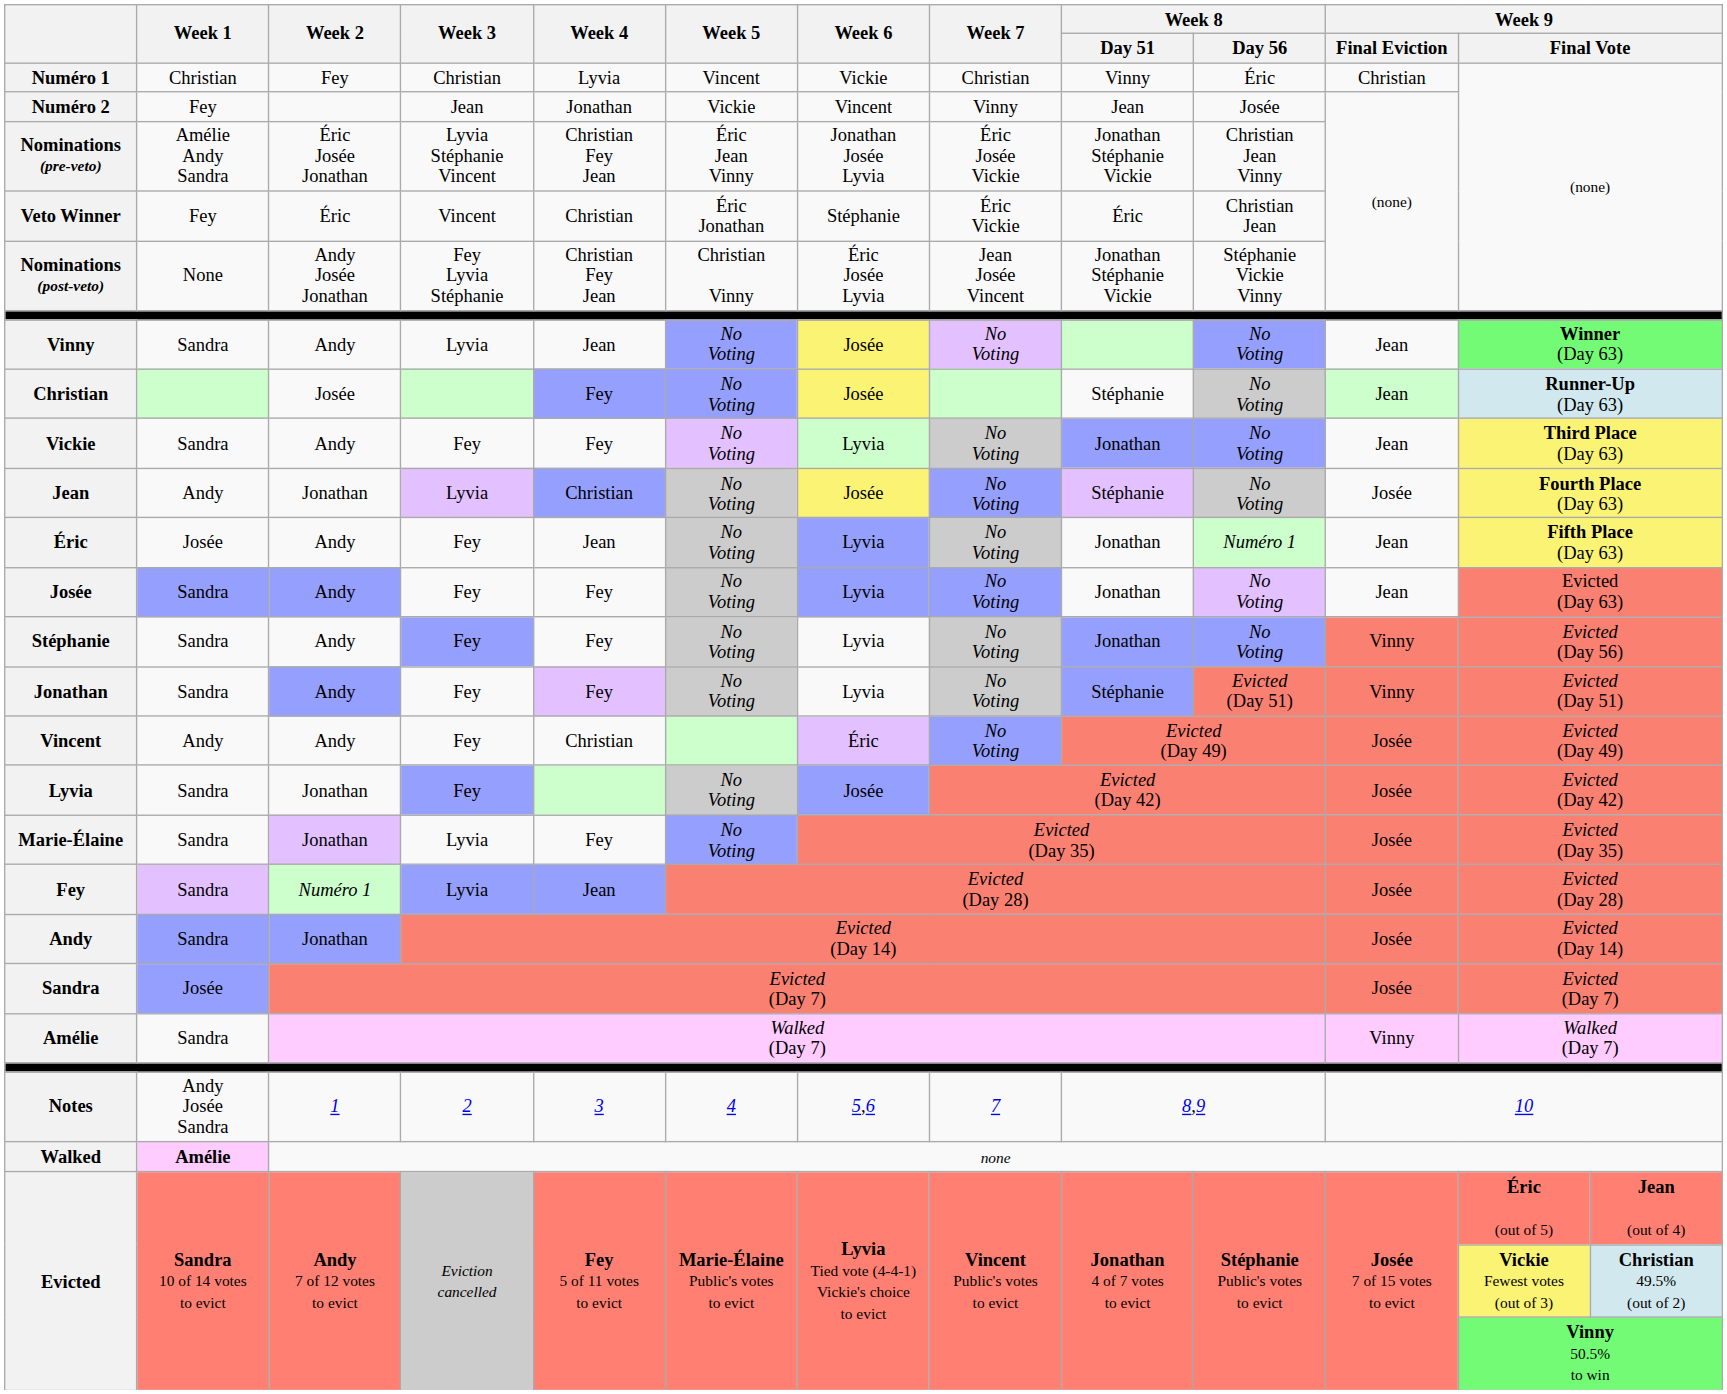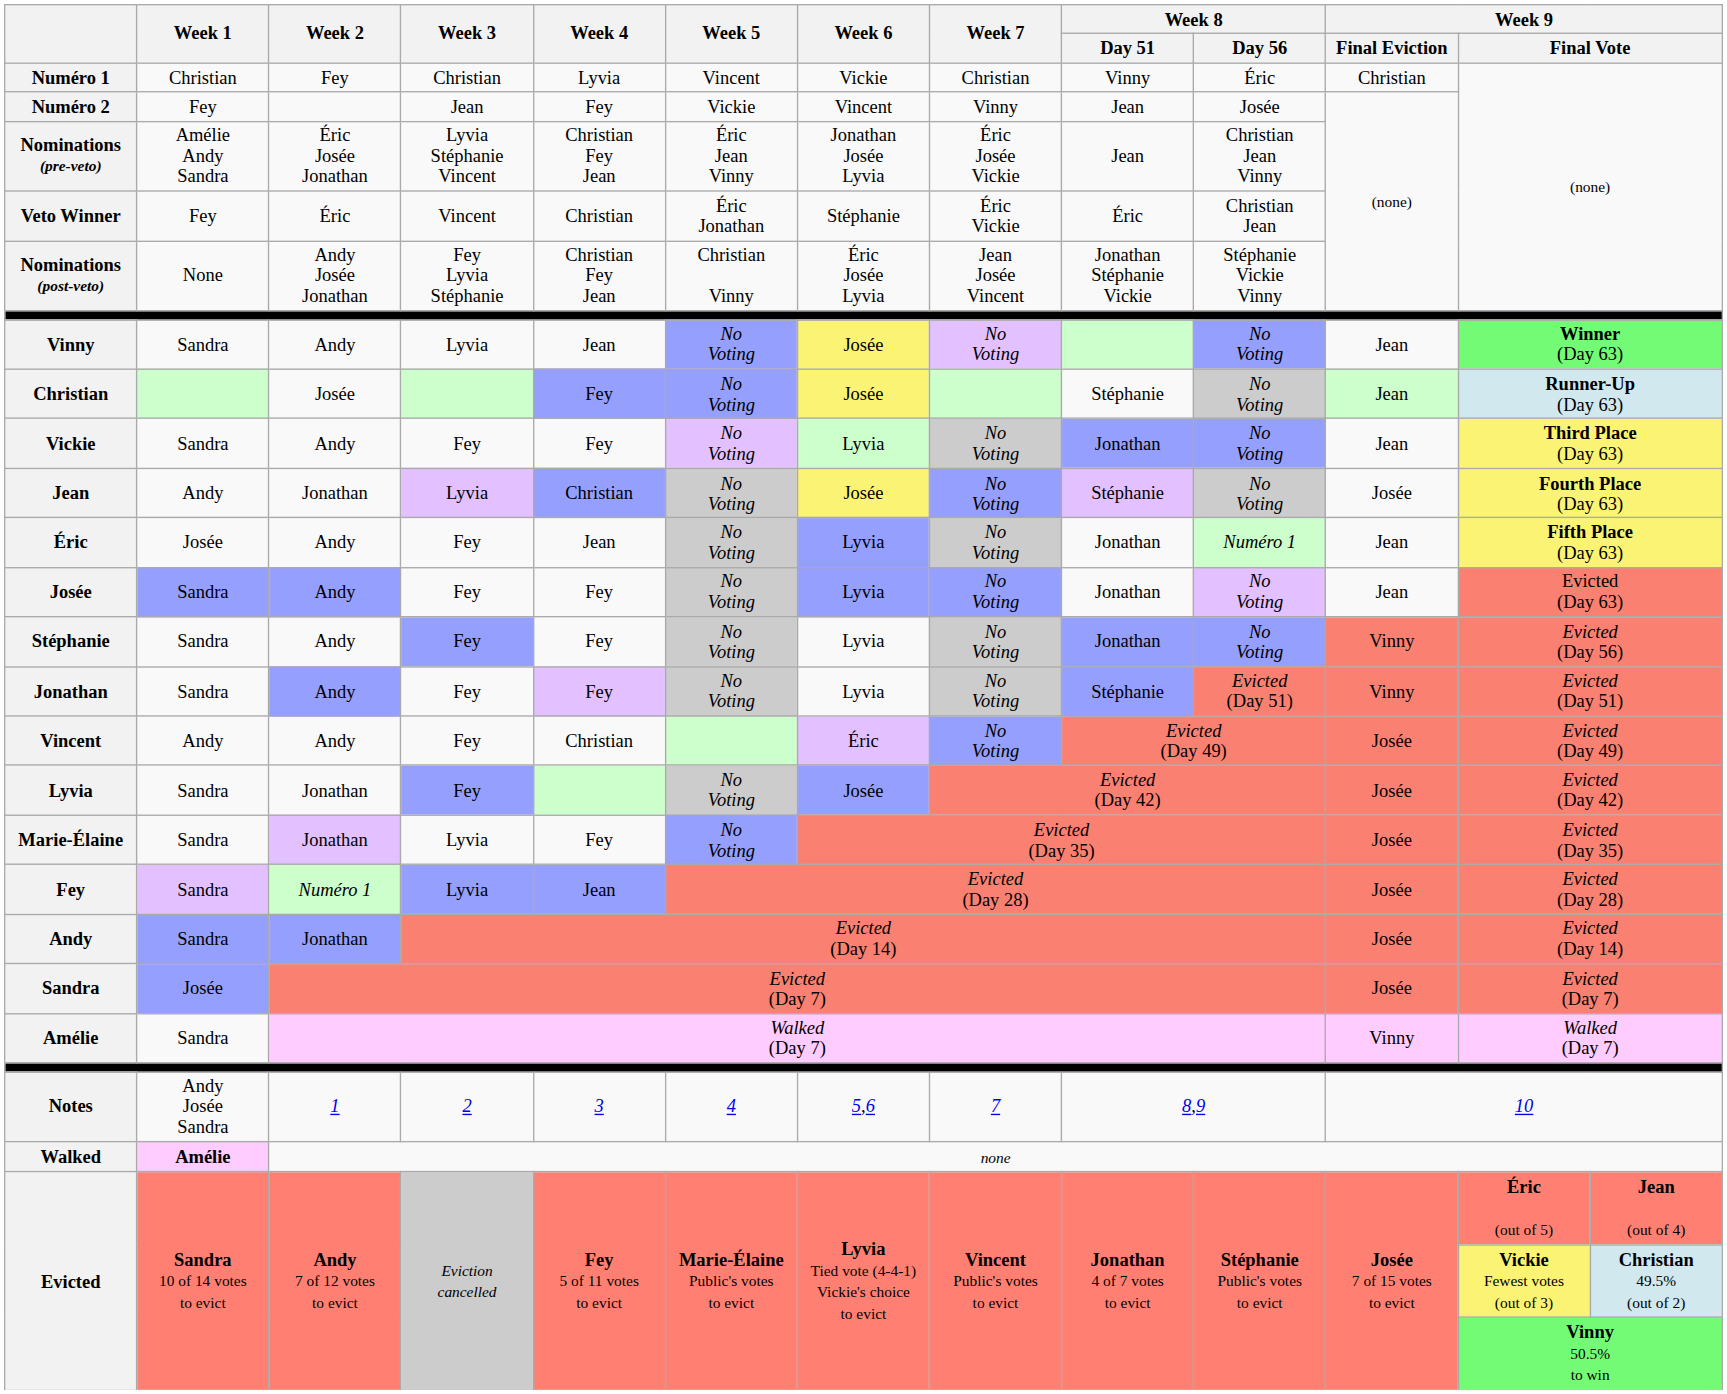(599, 106) Jonathan -> (599, 106) Fey
(1128, 156) Jonathan Stéphanie Vickie -> (1128, 156) Jean
